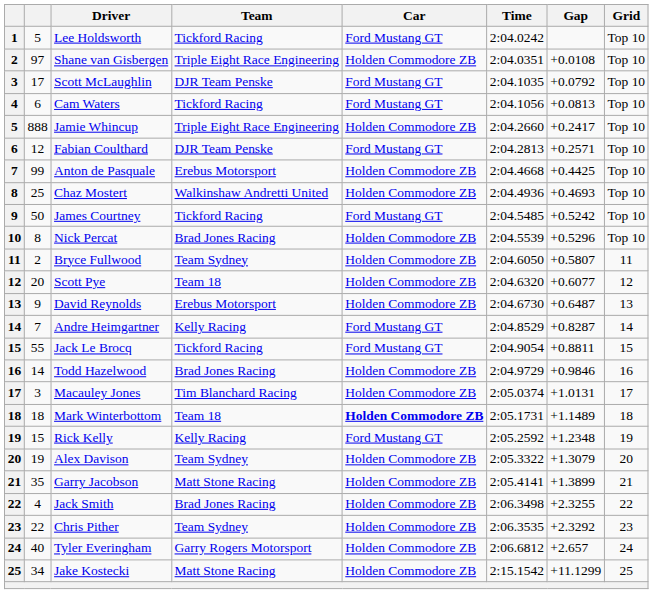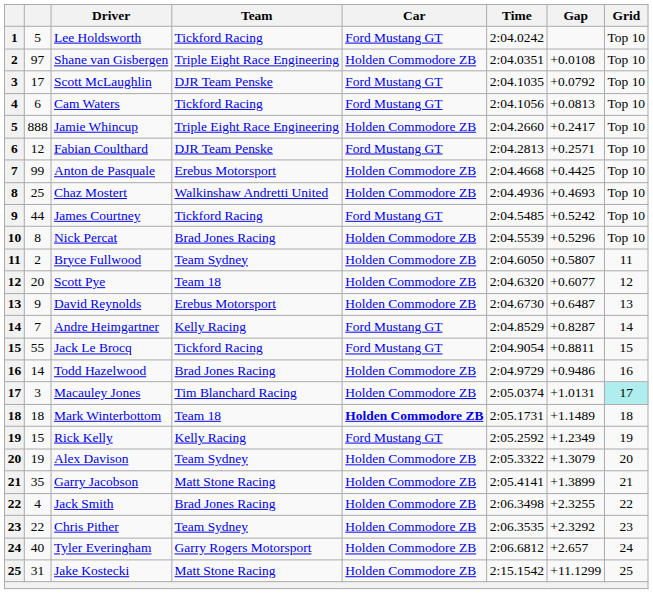(38, 215) 50 -> (38, 215) 44
(573, 370) +0.9846 -> (573, 370) +0.9486
(626, 392) no background -> (626, 392) paleturquoise background
(573, 437) +1.2348 -> (573, 437) +1.2349
(38, 570) 34 -> (38, 570) 31
